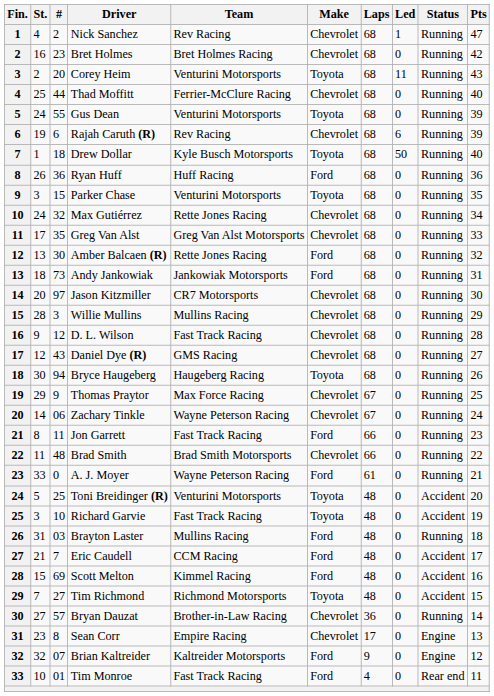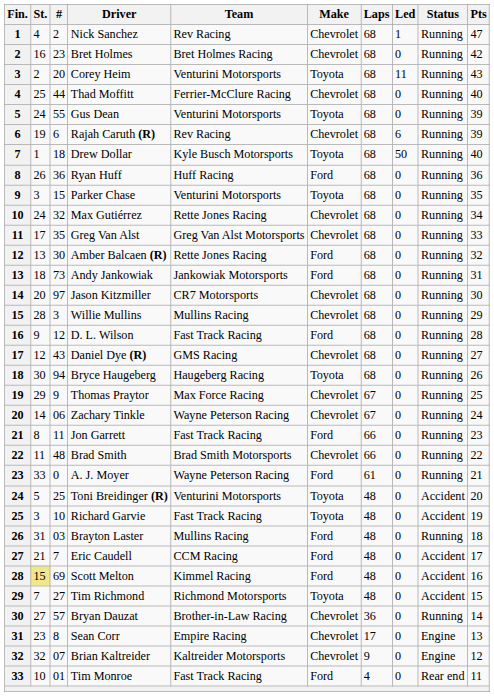(334, 335) Chevrolet -> (322, 335) Ford
(40, 576) no background -> (40, 576) khaki background
(322, 656) Ford -> (334, 656) Chevrolet
